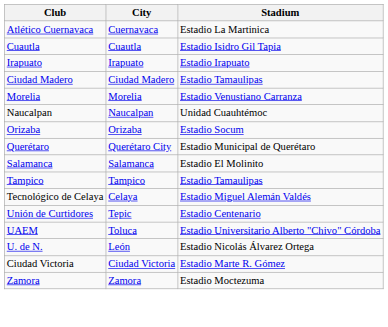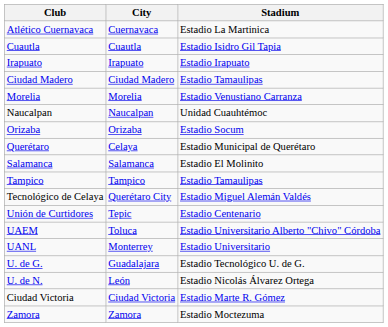(140, 146) Querétaro City -> (123, 146) Celaya
(123, 197) Celaya -> (140, 197) Querétaro City
+ row: (21, 247)
+ row: (25, 264)
